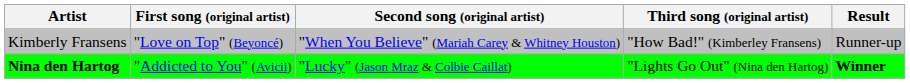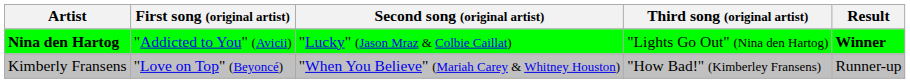rows swapped: (67, 41) <-> (64, 66)
